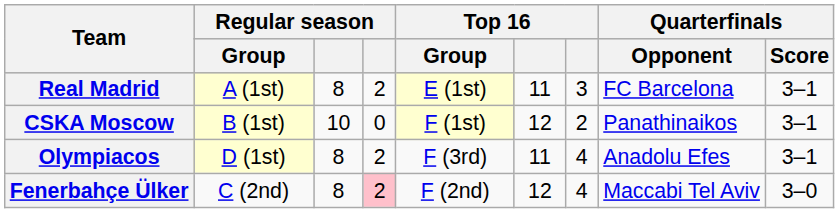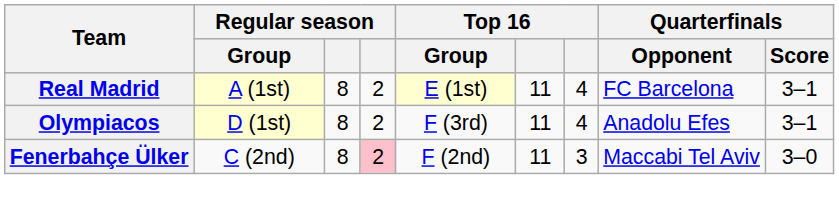(582, 89) 3 -> (582, 89) 4
- row: (99, 123)
(540, 190) 12 -> (540, 157) 11
(582, 190) 4 -> (582, 157) 3
